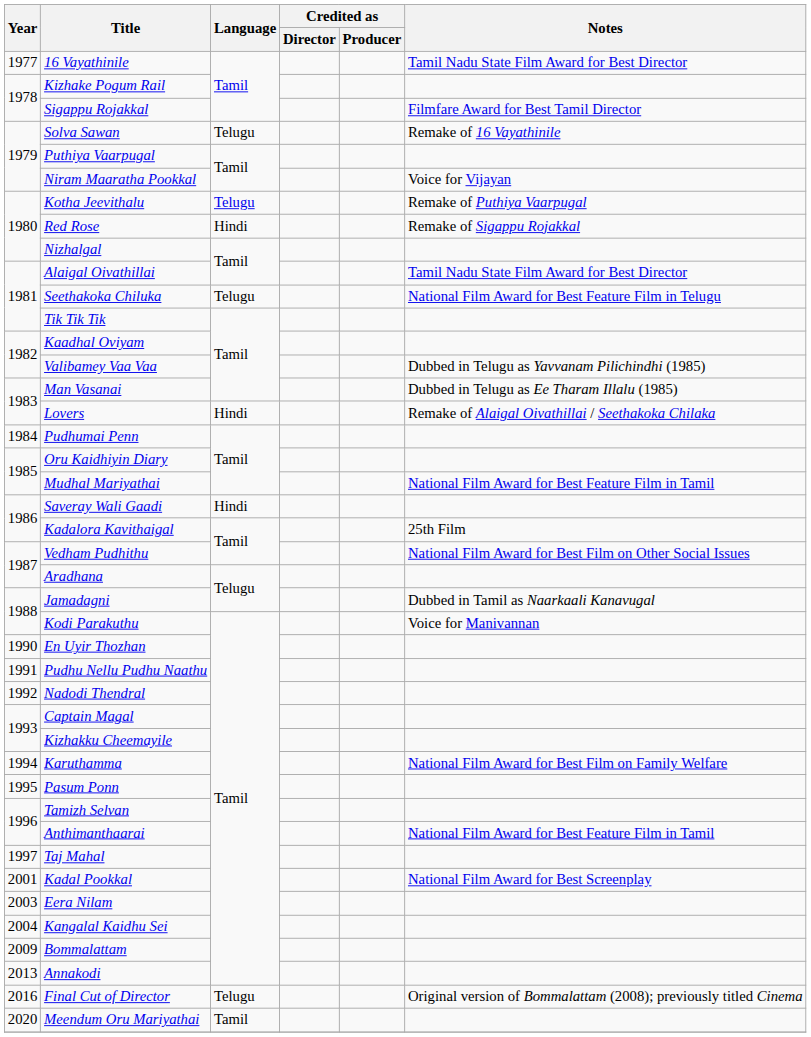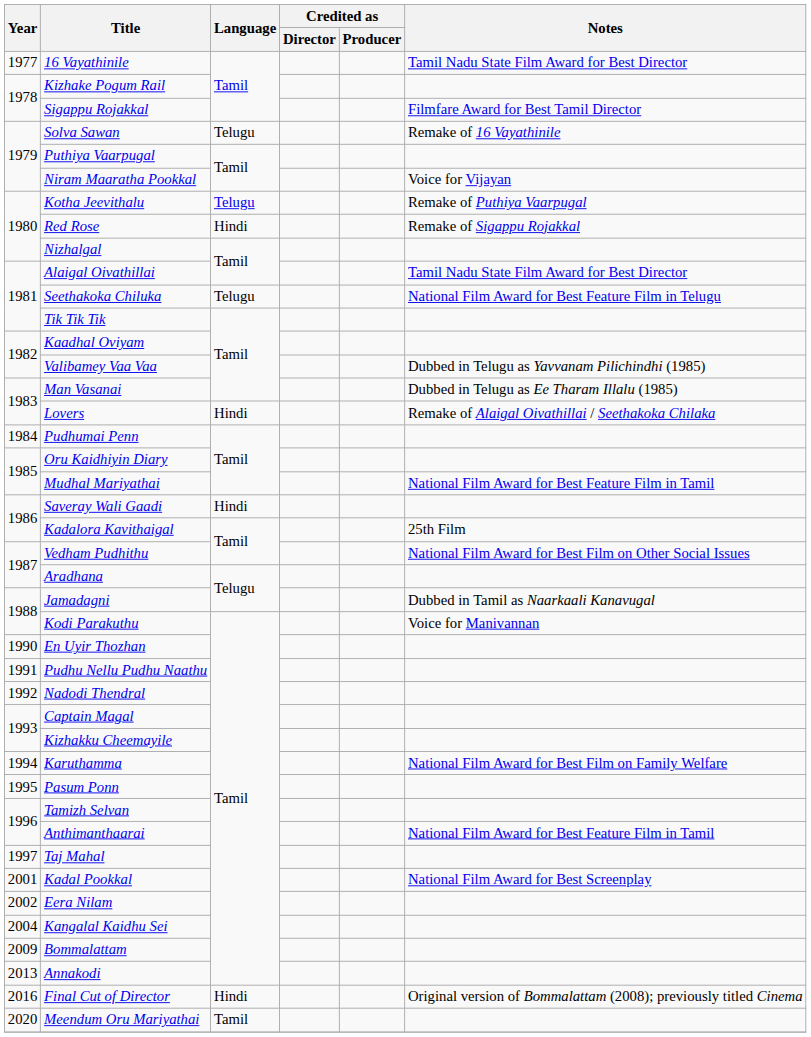(23, 903) 2003 -> (23, 903) 2002
(234, 996) Telugu -> (231, 996) Hindi
